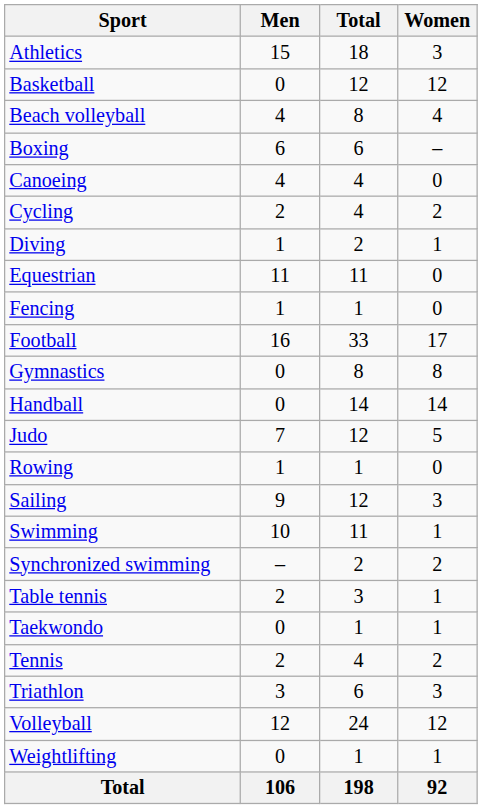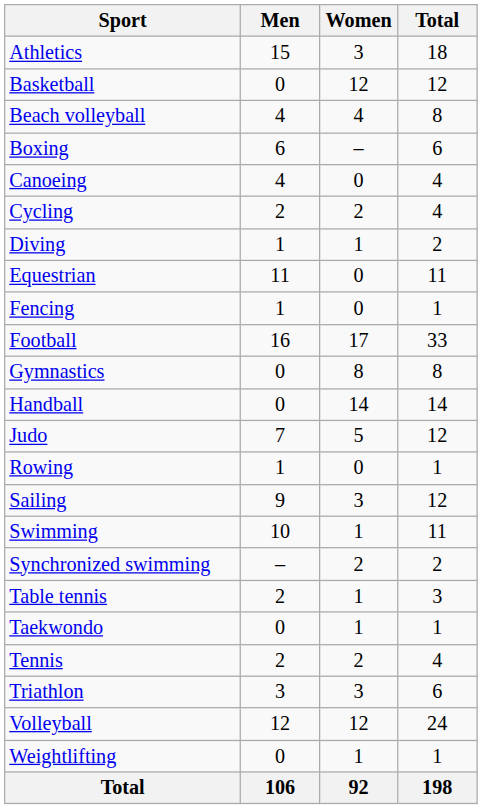columns swapped: (437, 20) <-> (359, 20)
